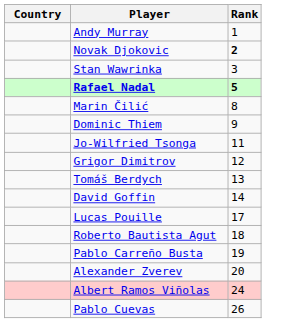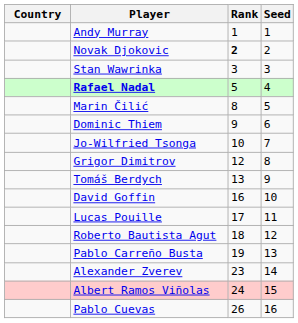+ column: (277, 14)
(234, 87) bold -> (234, 87) normal
(238, 143) 11 -> (238, 143) 10
(238, 198) 14 -> (238, 198) 16
(238, 272) 20 -> (238, 272) 23
